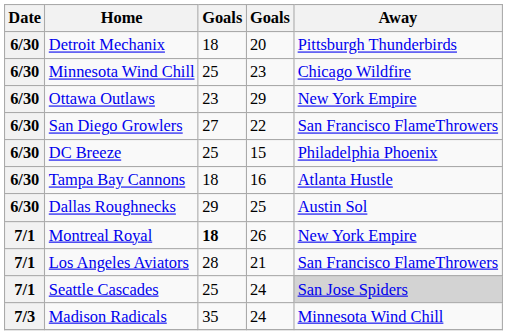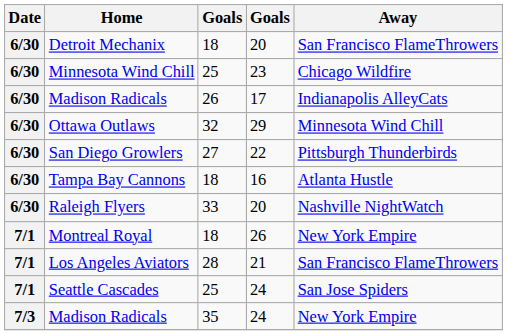(377, 45) Pittsburgh Thunderbirds -> (398, 45) San Francisco FlameThrowers
+ row: (108, 99)
(210, 99) 23 -> (210, 126) 32
(357, 99) New York Empire -> (371, 126) Minnesota Wind Chill
(398, 126) San Francisco FlameThrowers -> (377, 153) Pittsburgh Thunderbirds
- row: (85, 153)
+ row: (97, 207)
- row: (112, 207)
(210, 234) bold -> (210, 234) normal
(353, 288) lightgrey background -> (353, 288) no background
(371, 315) Minnesota Wind Chill -> (357, 315) New York Empire
